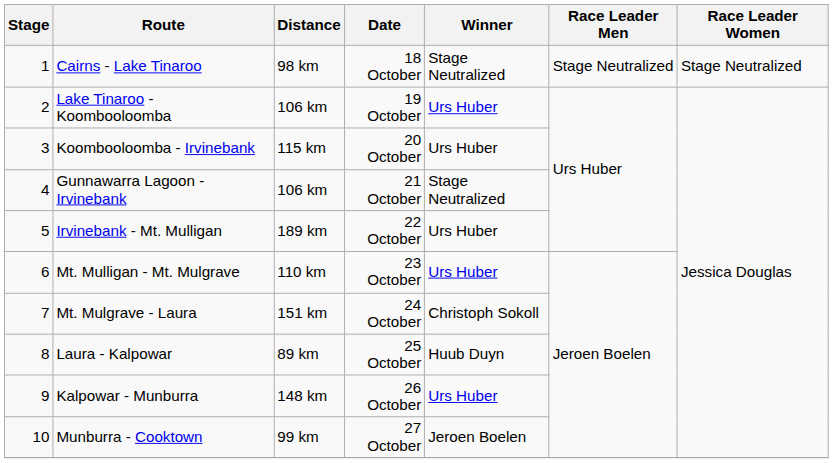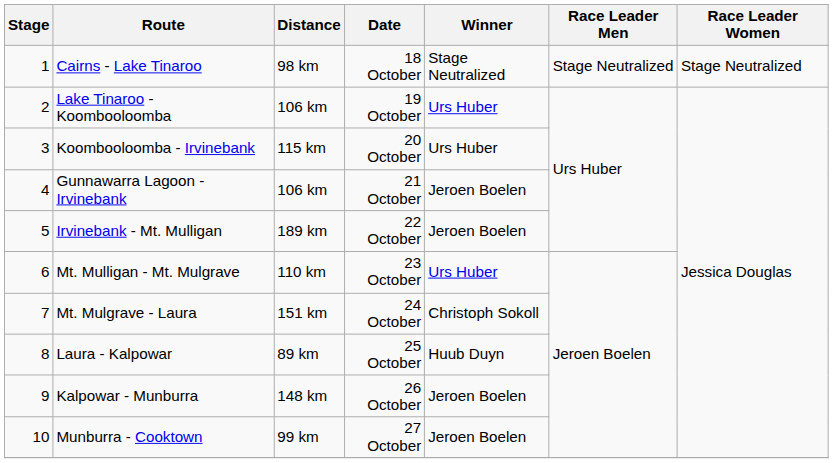(467, 189) Stage Neutralized -> (477, 189) Jeroen Boelen
(463, 231) Urs Huber -> (477, 231) Jeroen Boelen
(463, 395) Urs Huber -> (477, 395) Jeroen Boelen
